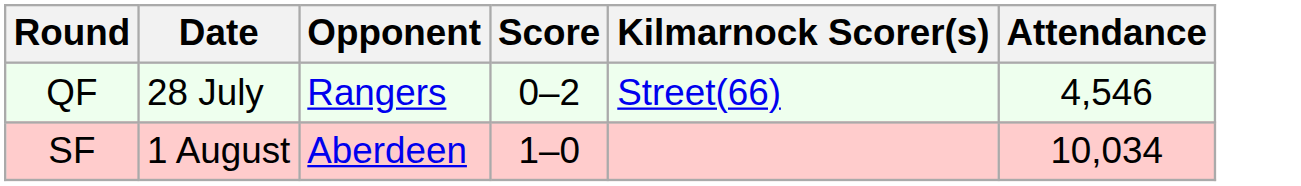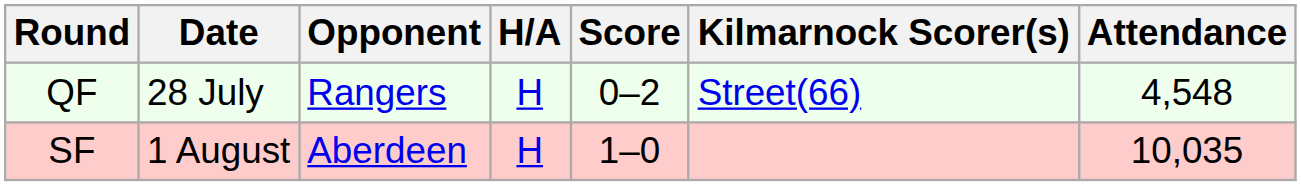+ column: (530, 33)
(1107, 92) 4,546 -> (1187, 92) 4,548
(1107, 150) 10,034 -> (1187, 150) 10,035
